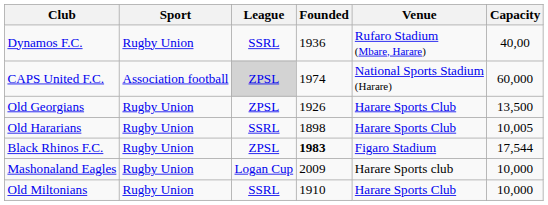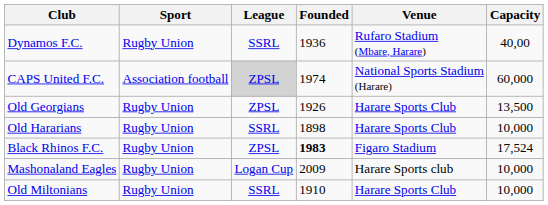(515, 127) 10,005 -> (515, 127) 10,000
(515, 148) 17,544 -> (515, 148) 17,524
